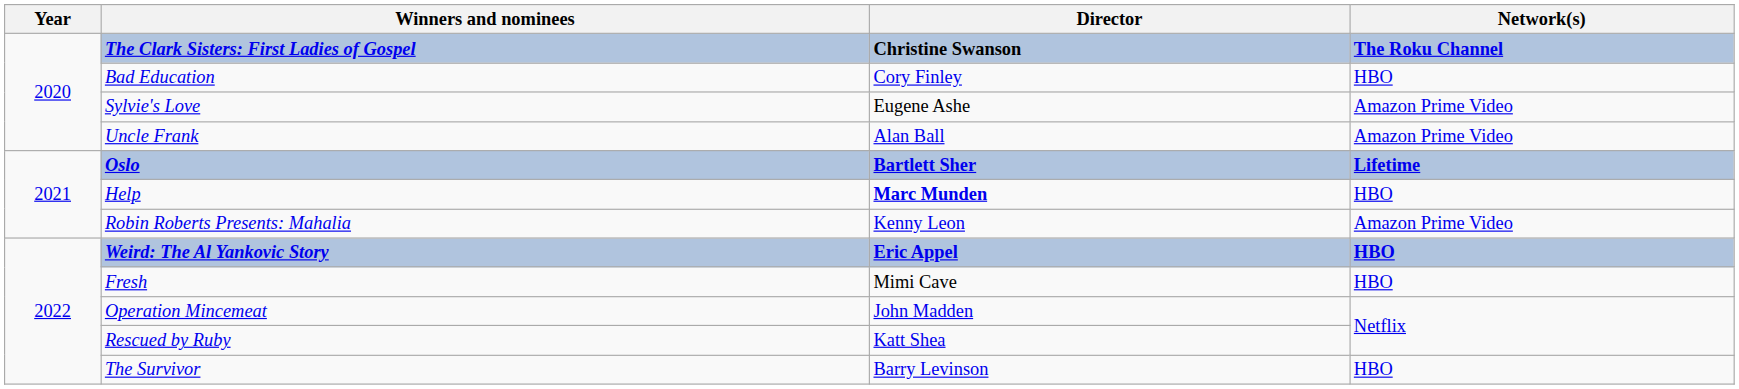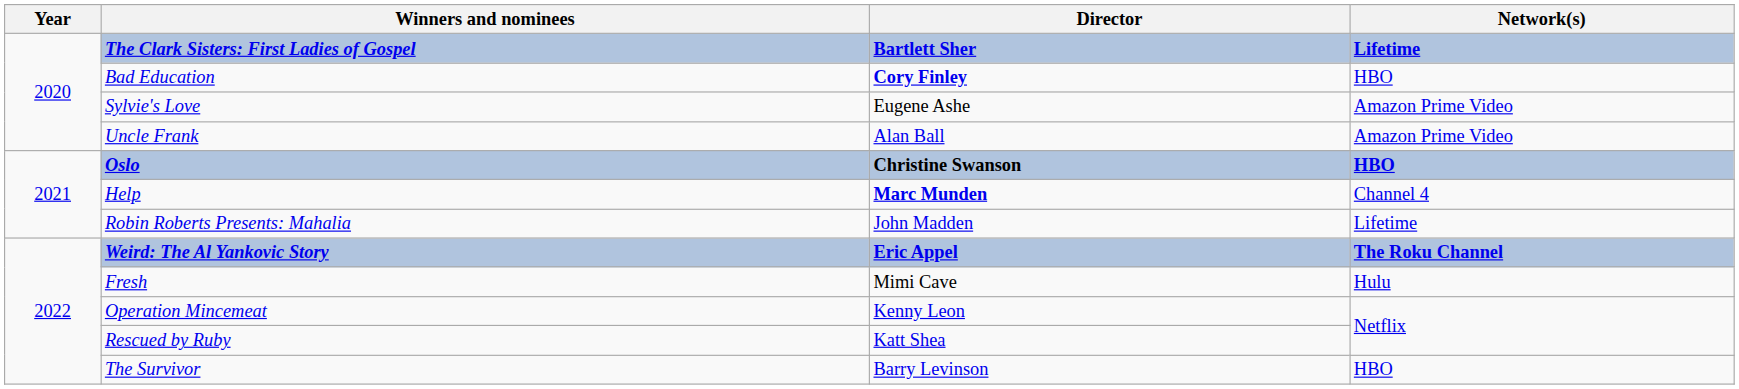(947, 48) Christine Swanson -> (925, 48) Bartlett Sher
(1428, 48) The Roku Channel -> (1387, 48) Lifetime
(918, 77) normal -> (920, 77) bold
(925, 164) Bartlett Sher -> (947, 164) Christine Swanson
(1387, 164) Lifetime -> (1374, 164) HBO
(1373, 194) HBO -> (1391, 194) Channel 4
(919, 223) Kenny Leon -> (923, 223) John Madden
(1433, 223) Amazon Prime Video -> (1386, 223) Lifetime
(1374, 252) HBO -> (1428, 252) The Roku Channel
(1373, 281) HBO -> (1372, 281) Hulu
(923, 310) John Madden -> (919, 310) Kenny Leon
